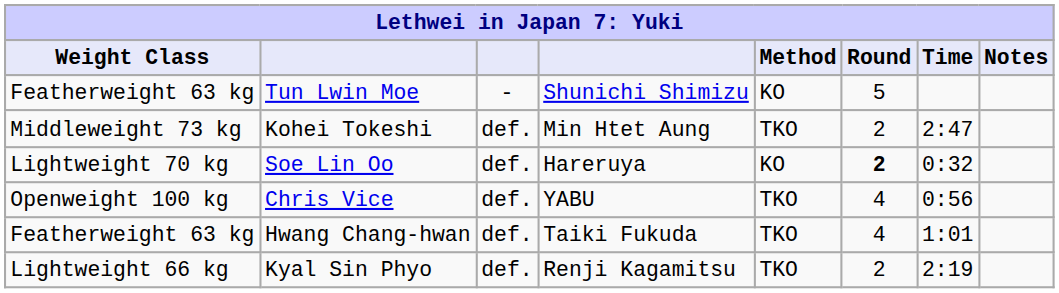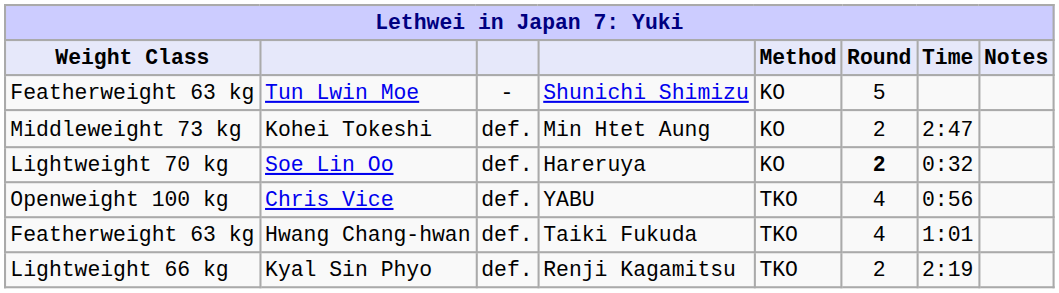(779, 129) TKO -> (772, 129) KO
